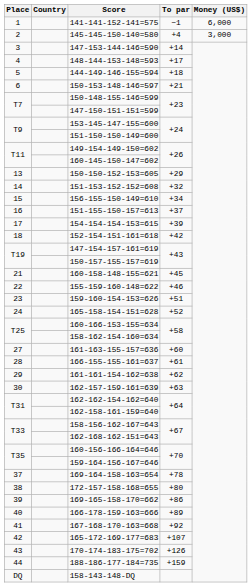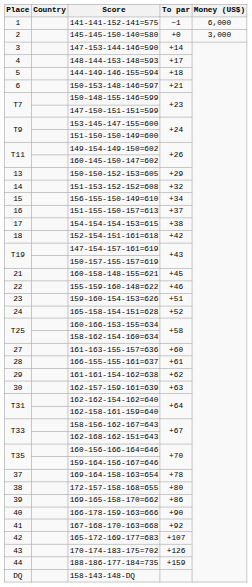(176, 36) +4 -> (176, 36) +0
(176, 224) +39 -> (176, 224) +38
(176, 513) +89 -> (176, 513) +90
